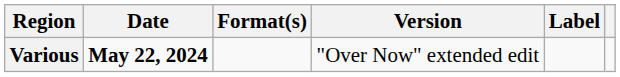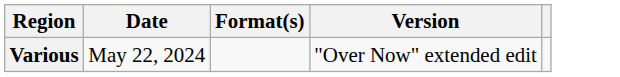- column: (574, 21)
(148, 54) bold -> (147, 54) normal
